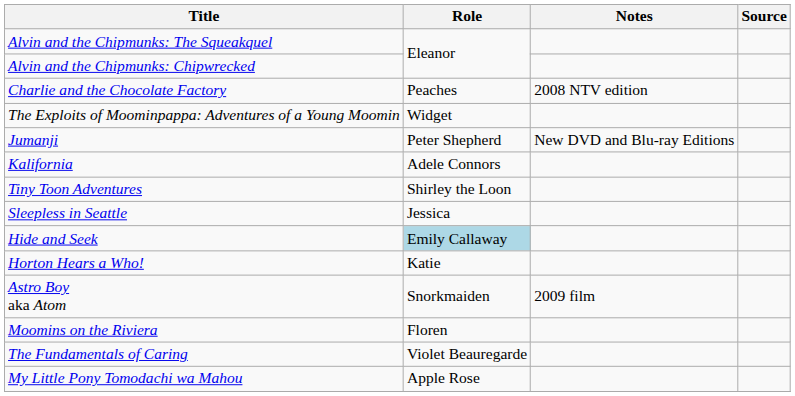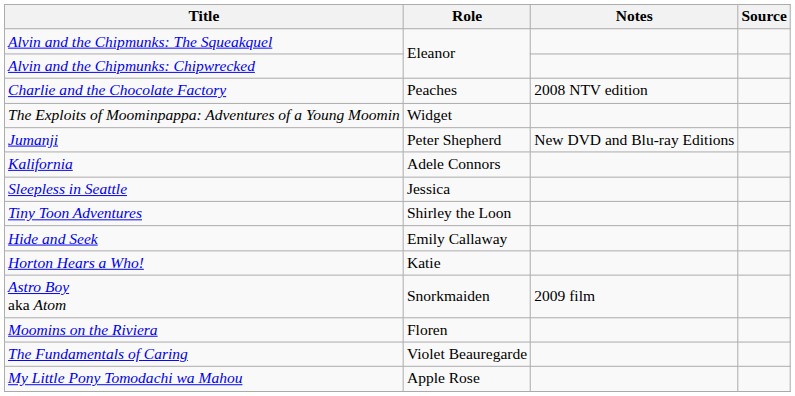rows swapped: (68, 213) <-> (75, 189)
(457, 238) lightblue background -> (457, 238) no background
